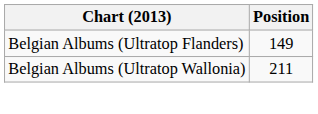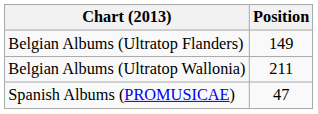+ row: (122, 95)
